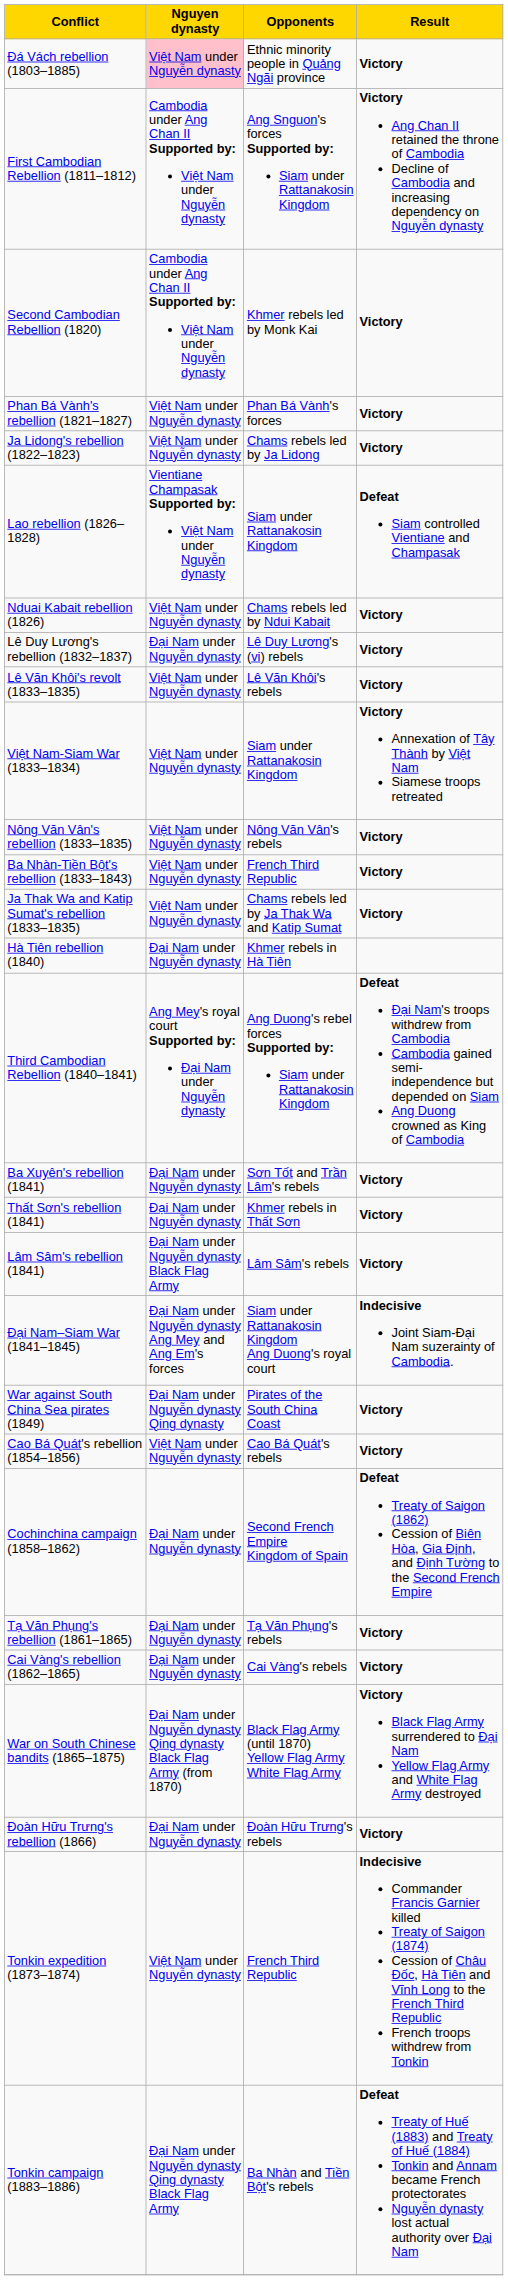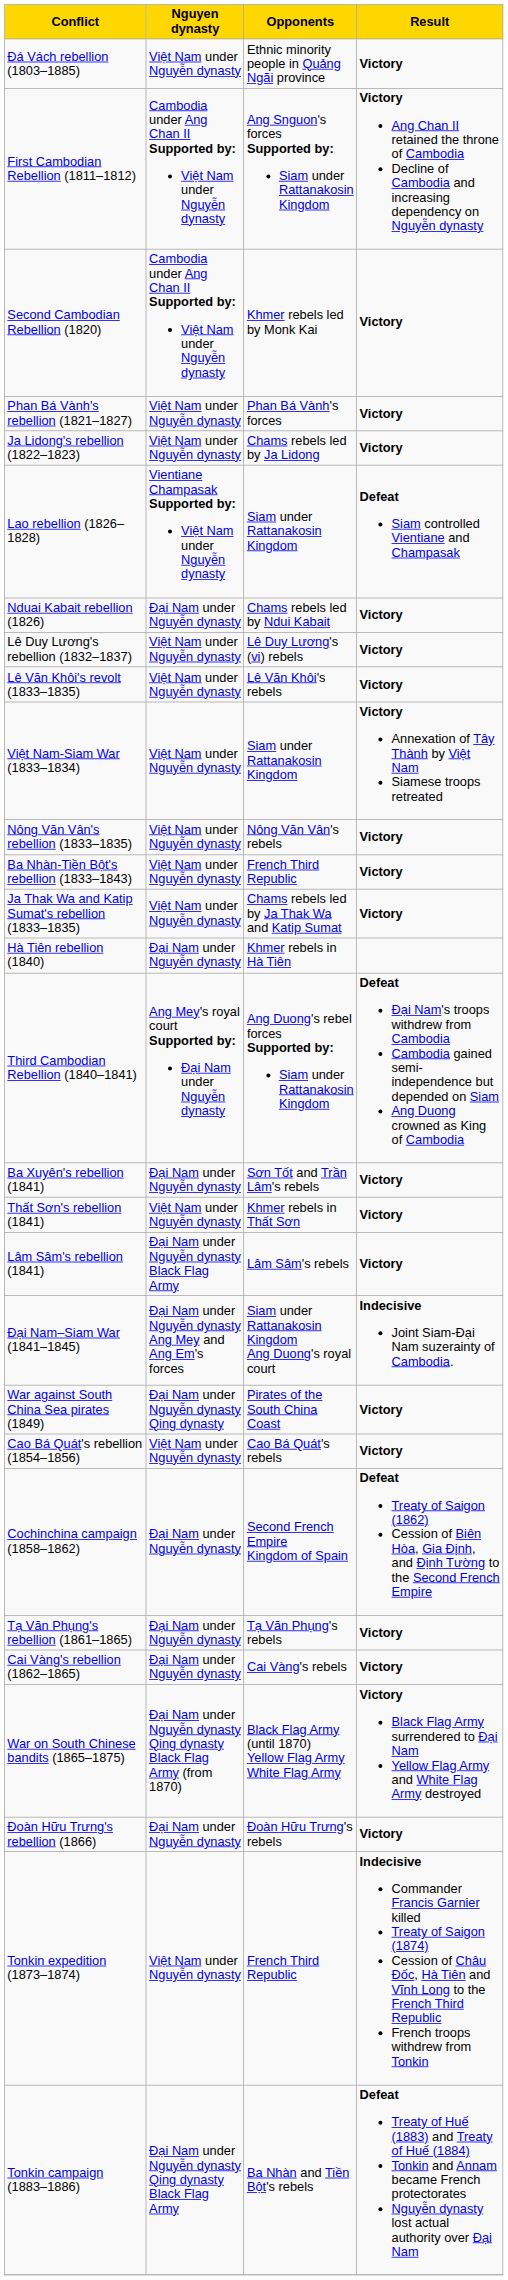(195, 63) pink background -> (195, 63) no background
(195, 615) Việt Nam under Nguyễn dynasty -> (195, 615) Đại Nam under Nguyễn dynasty
(195, 649) Đại Nam under Nguyễn dynasty -> (195, 649) Việt Nam under Nguyễn dynasty
(195, 1214) Đại Nam under Nguyễn dynasty -> (195, 1214) Việt Nam under Nguyễn dynasty
